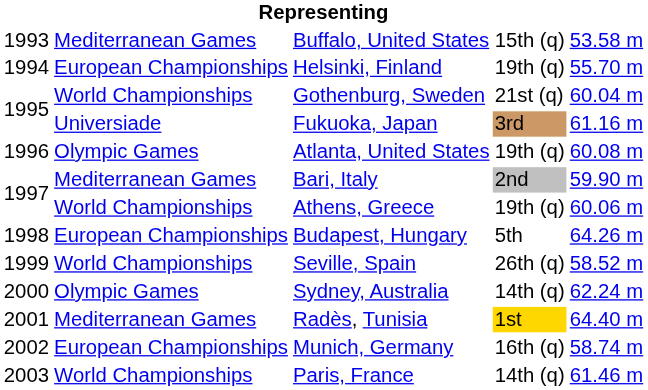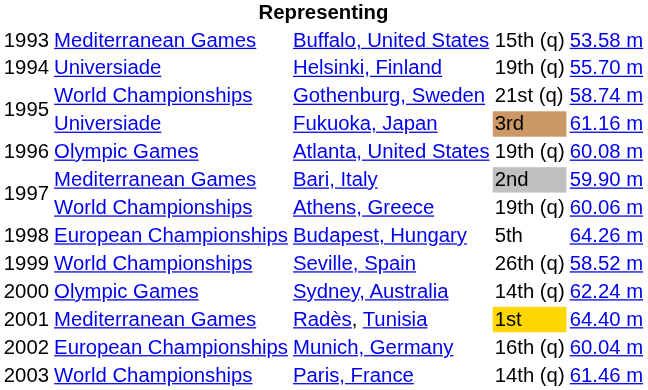(171, 67) European Championships -> (108, 67) Universiade
(606, 95) 60.04 m -> (606, 95) 58.74 m
(606, 347) 58.74 m -> (606, 347) 60.04 m
